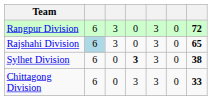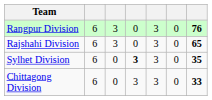(197, 28) 72 -> (197, 28) 76
(95, 44) lightblue background -> (95, 44) no background
(197, 60) 38 -> (197, 60) 35
